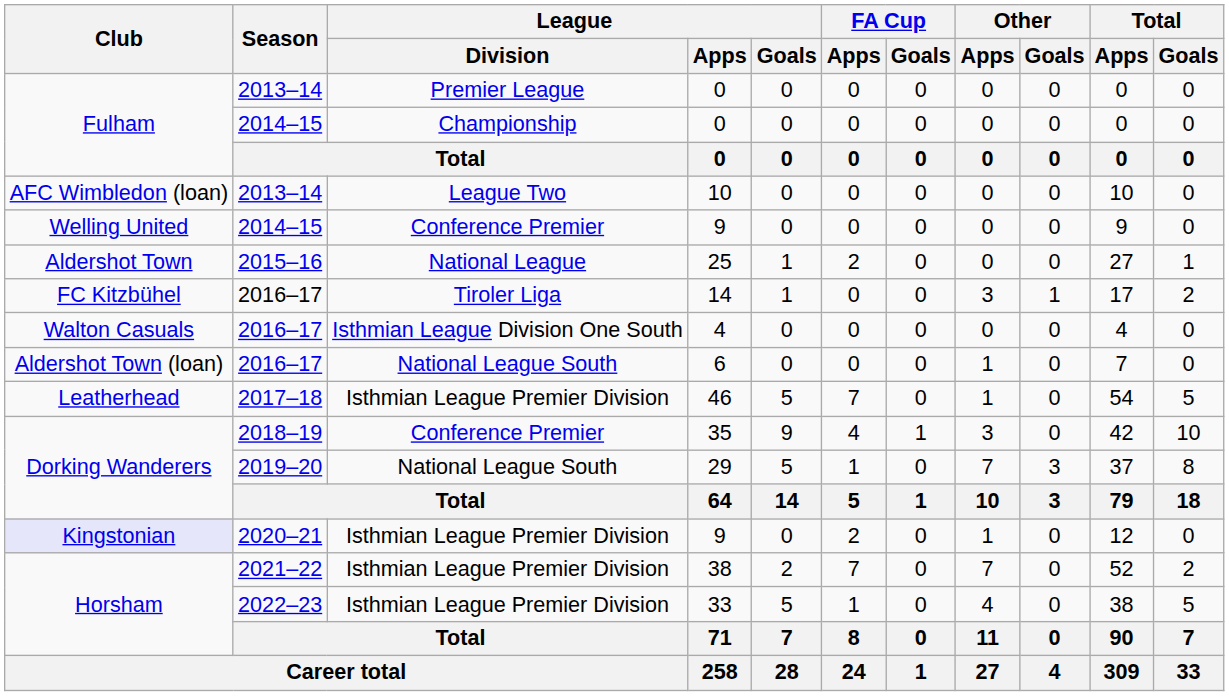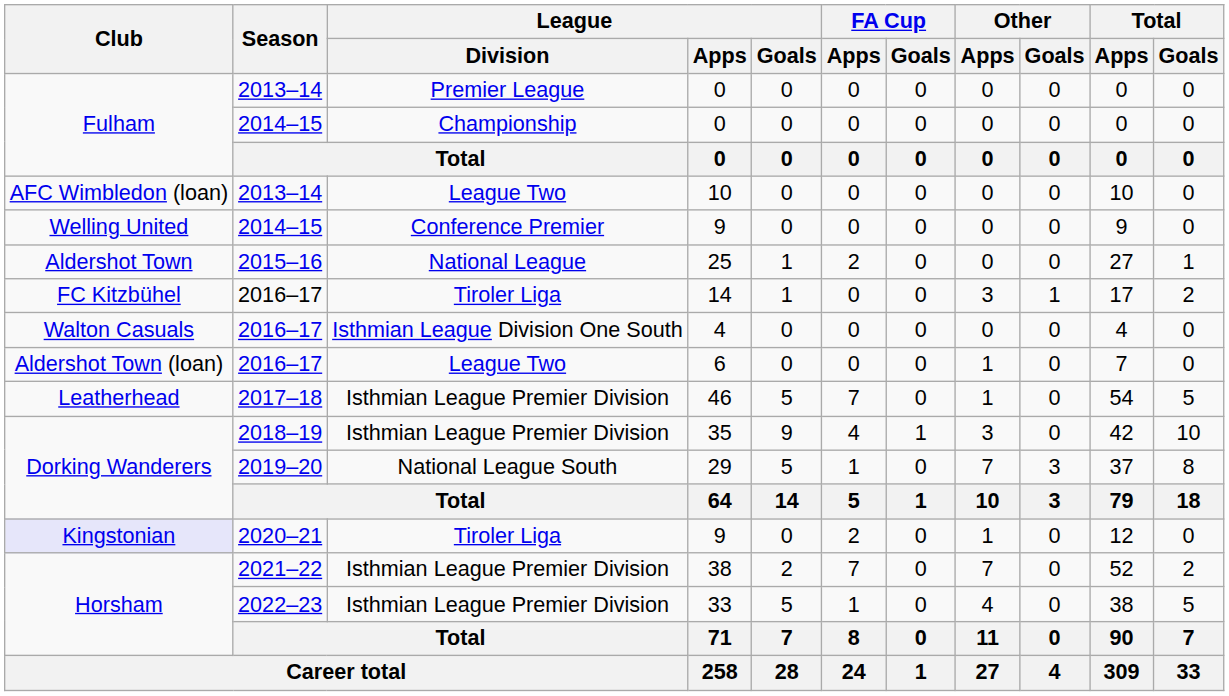(507, 364) National League South -> (507, 364) League Two
(507, 432) Conference Premier -> (507, 432) Isthmian League Premier Division
(507, 535) Isthmian League Premier Division -> (507, 535) Tiroler Liga
